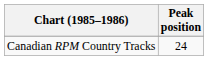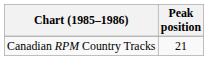(181, 45) 24 -> (181, 45) 21
